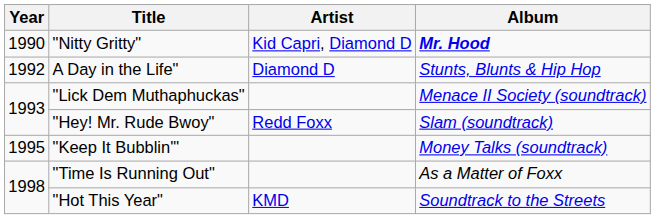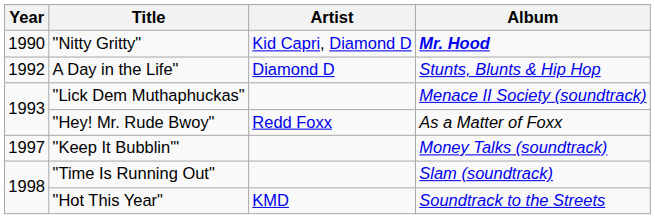(486, 122) Slam (soundtrack) -> (491, 122) As a Matter of Foxx
(27, 148) 1995 -> (27, 148) 1997
(491, 174) As a Matter of Foxx -> (486, 174) Slam (soundtrack)
